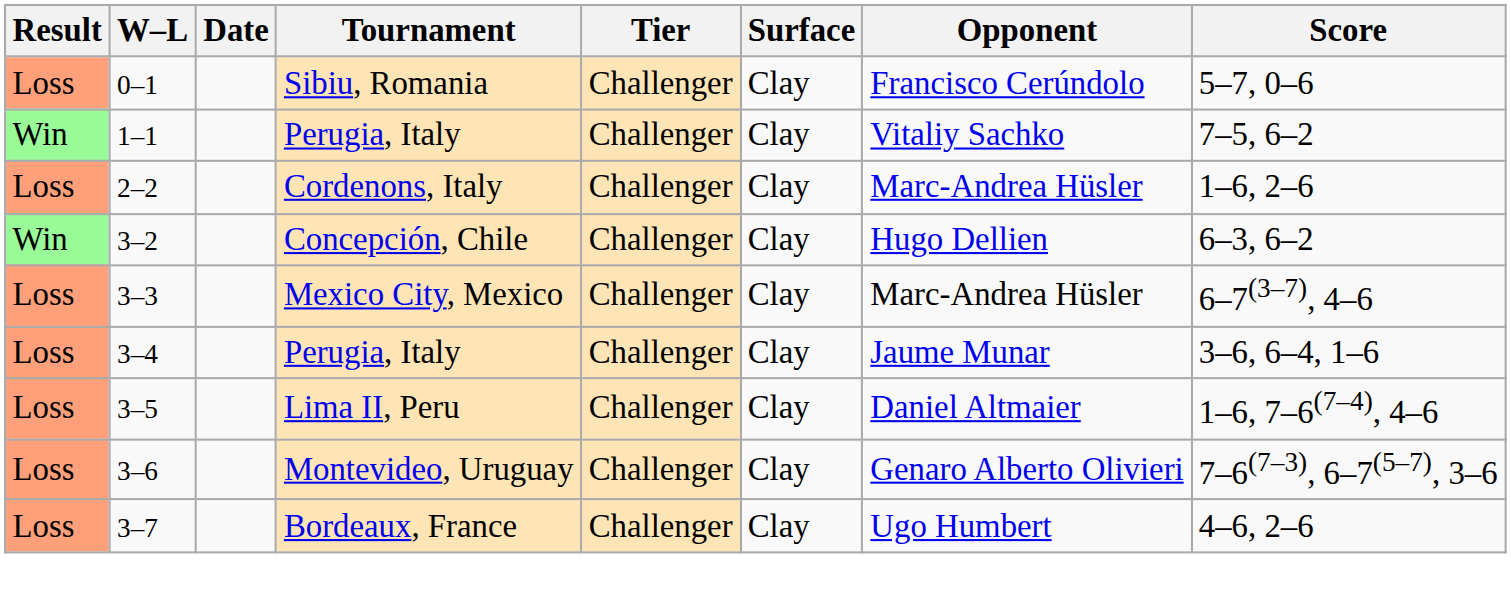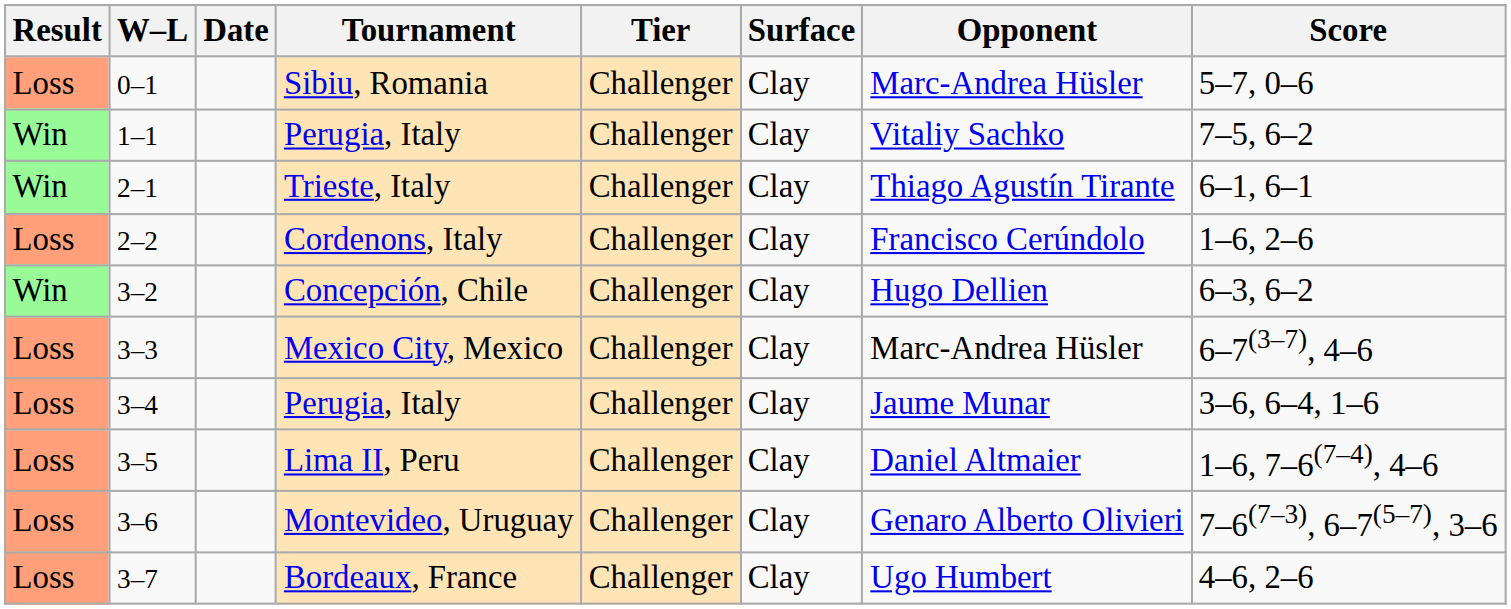(1007, 82) Francisco Cerúndolo -> (1006, 82) Marc-Andrea Hüsler
+ row: (138, 188)
(1006, 186) Marc-Andrea Hüsler -> (1007, 238) Francisco Cerúndolo
